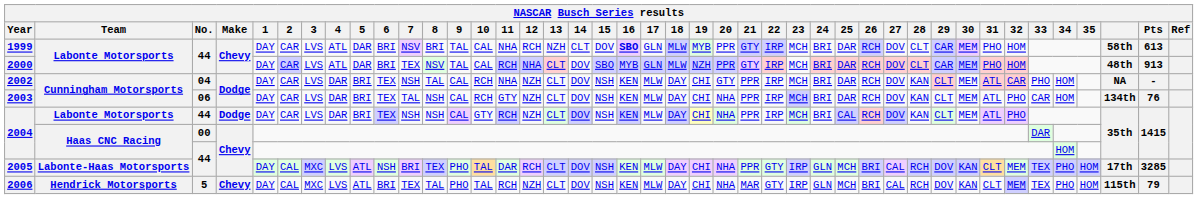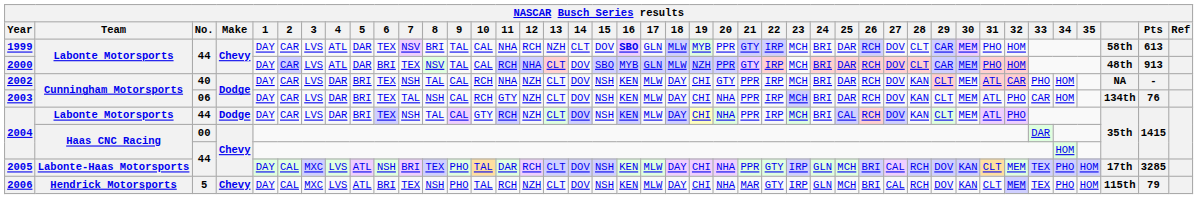(386, 47) BRI -> (386, 47) TEX
(204, 81) 04 -> (204, 81) 40
(435, 116) NSH -> (435, 116) TAL
(435, 184) TAL -> (435, 184) NSH
